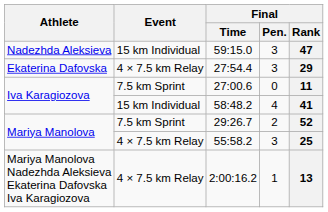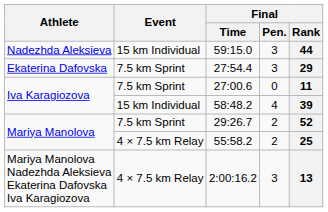(306, 50) 47 -> (306, 50) 44
(160, 68) 4 × 7.5 km Relay -> (151, 68) 7.5 km Sprint
(306, 105) 41 -> (306, 105) 39
(275, 141) 3 -> (275, 141) 2
(275, 179) 1 -> (275, 179) 3
